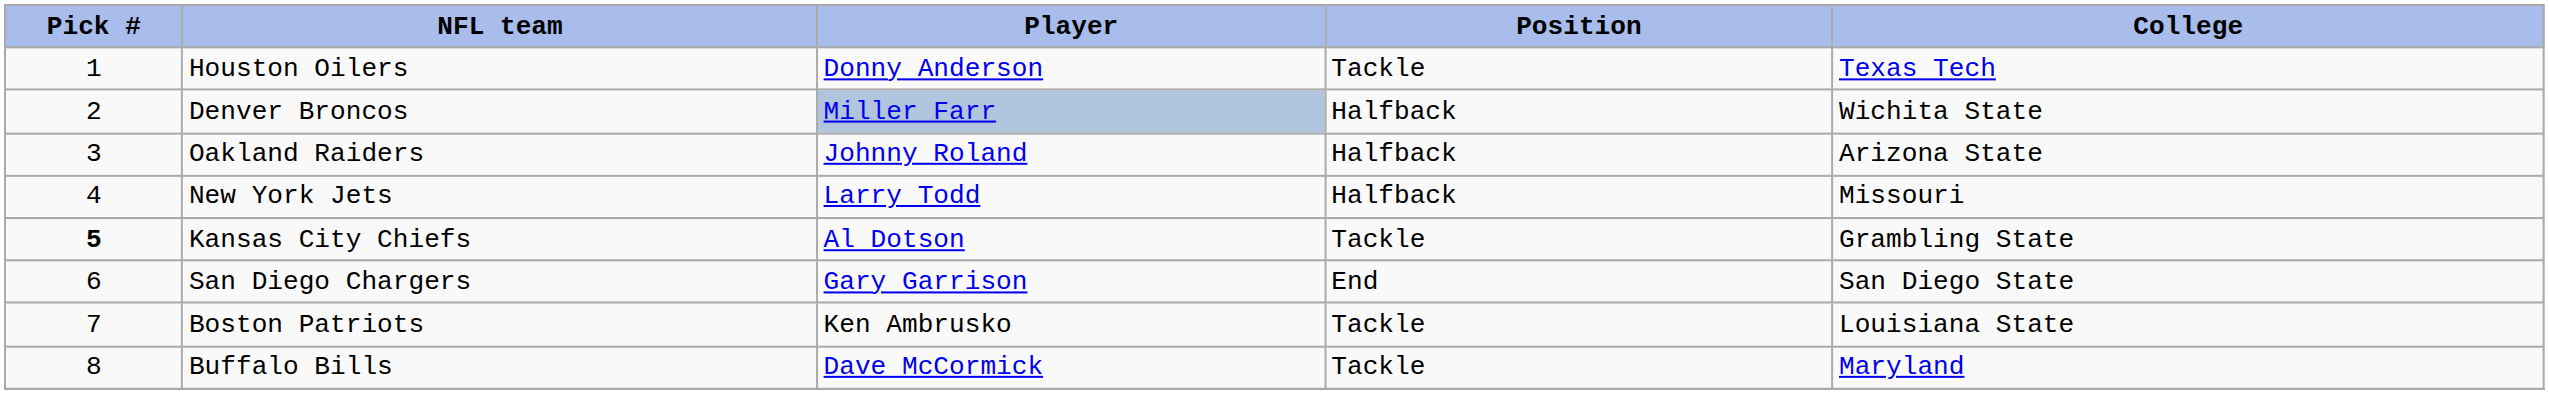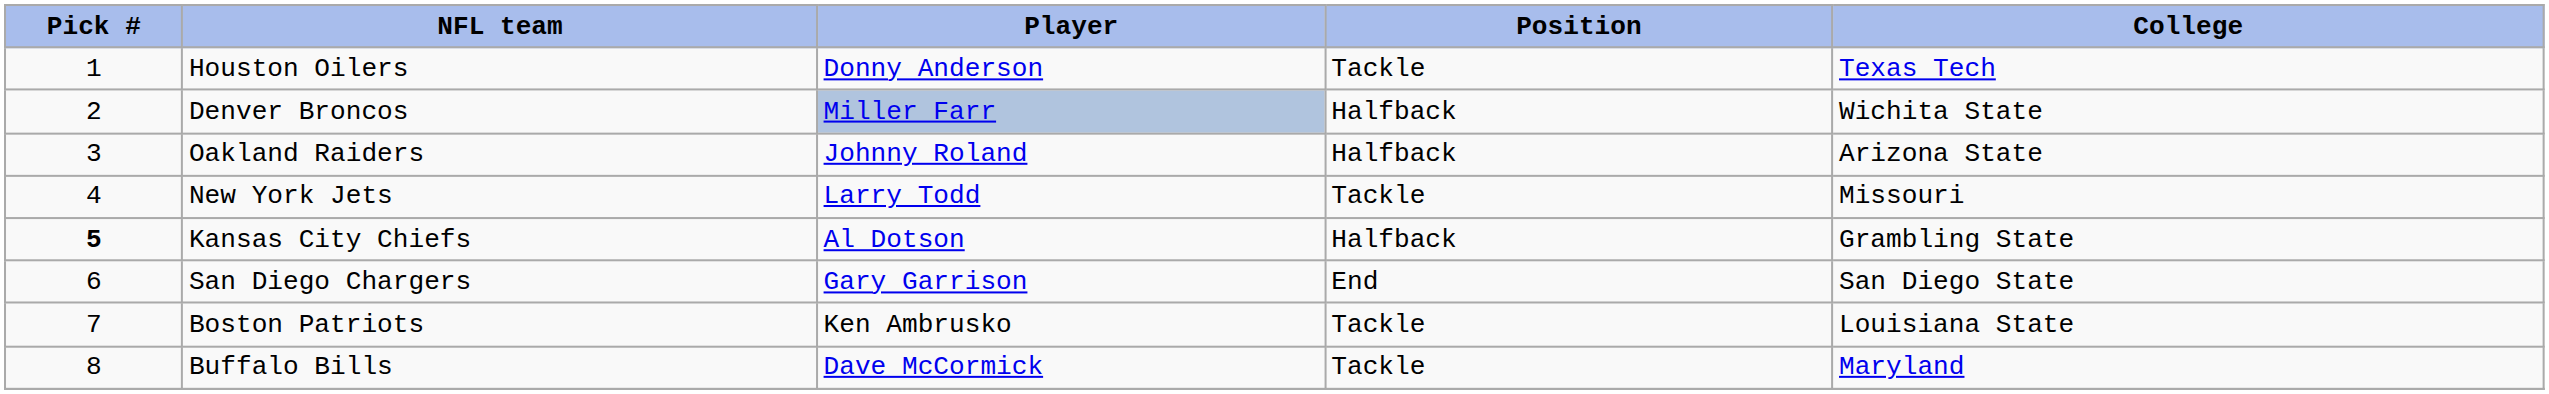(1394, 197) Halfback -> (1378, 197) Tackle
(1378, 239) Tackle -> (1394, 239) Halfback
